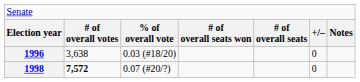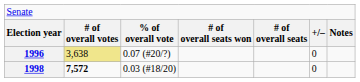(77, 54) no background -> (77, 54) khaki background
(149, 54) 0.03 (#18/20) -> (147, 54) 0.07 (#20/?)
(147, 69) 0.07 (#20/?) -> (149, 69) 0.03 (#18/20)
